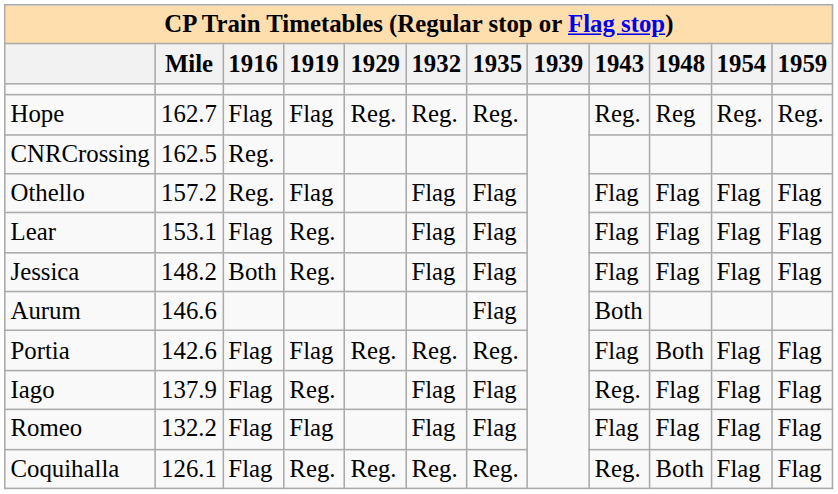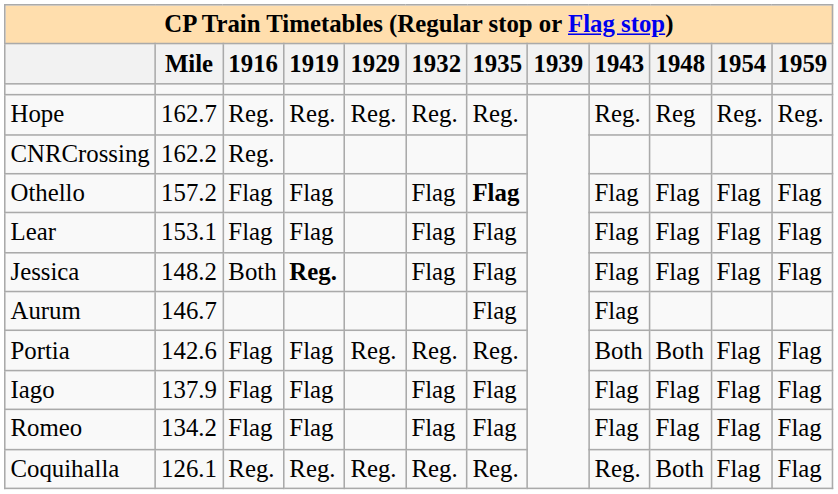(250, 114) Flag -> (251, 114) Reg.
(311, 114) Flag -> (312, 114) Reg.
(189, 153) 162.5 -> (189, 153) 162.2
(251, 192) Reg. -> (250, 192) Flag
(495, 192) normal -> (496, 192) bold
(312, 232) Reg. -> (311, 232) Flag
(312, 271) normal -> (313, 271) bold
(189, 310) 146.6 -> (189, 310) 146.7
(619, 310) Both -> (617, 310) Flag
(617, 350) Flag -> (619, 350) Both
(312, 389) Reg. -> (311, 389) Flag
(618, 389) Reg. -> (617, 389) Flag
(189, 428) 132.2 -> (189, 428) 134.2
(250, 468) Flag -> (251, 468) Reg.
